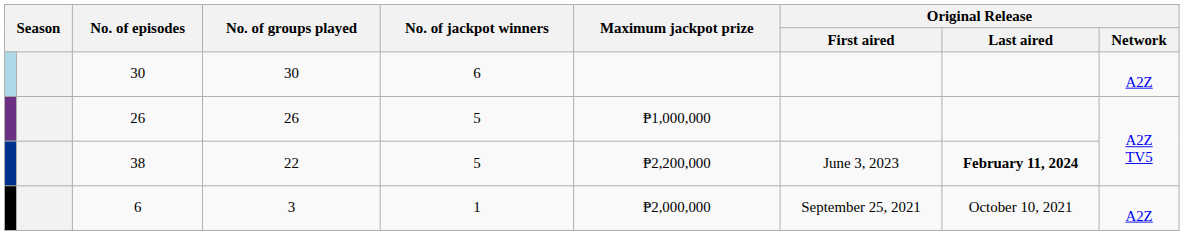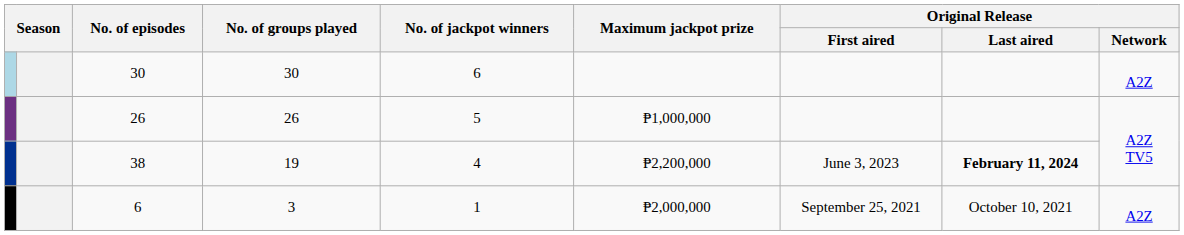(292, 163) 22 -> (292, 163) 19
(477, 163) 5 -> (477, 163) 4
